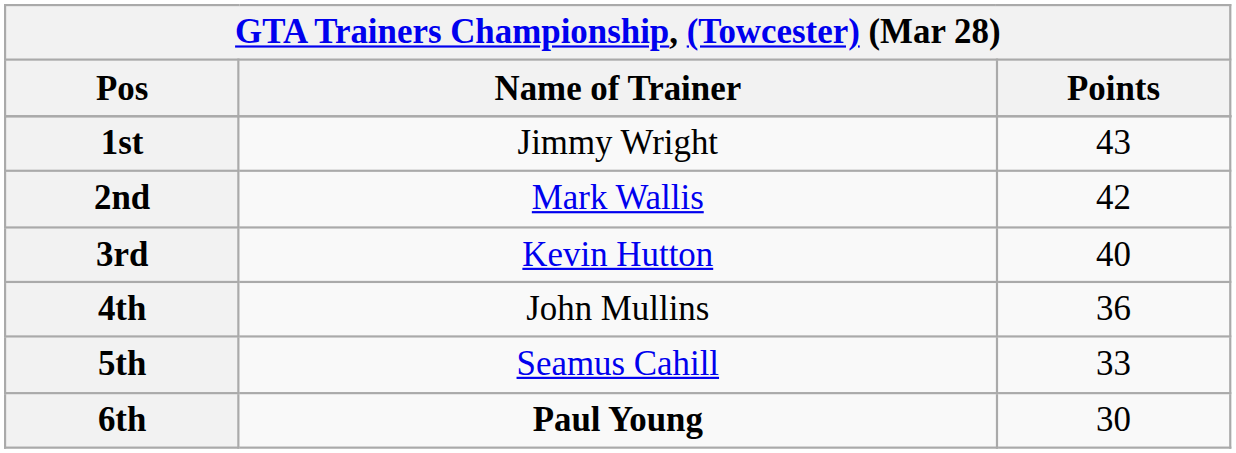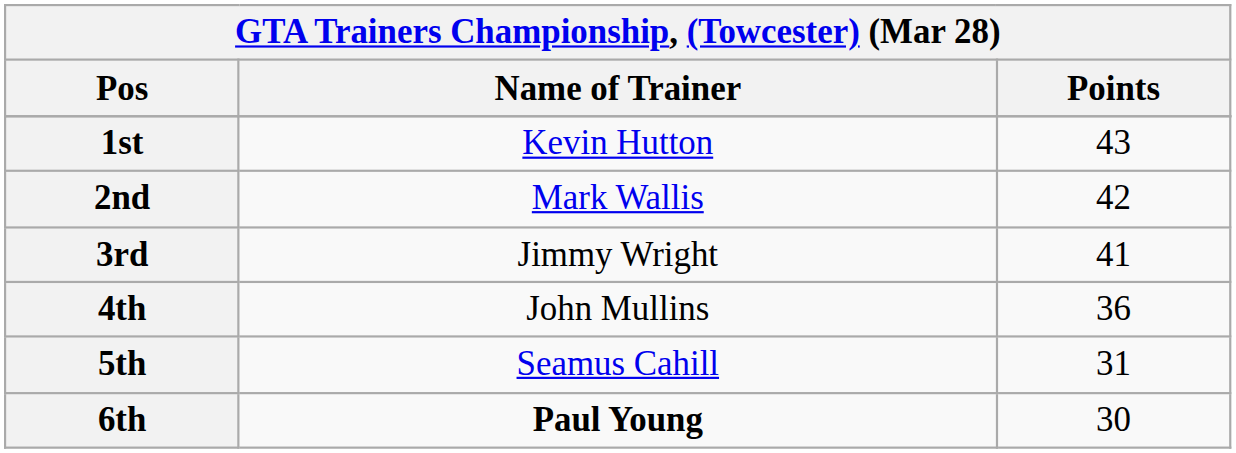(618, 142) Jimmy Wright -> (618, 142) Kevin Hutton
(618, 253) Kevin Hutton -> (618, 253) Jimmy Wright
(1113, 253) 40 -> (1113, 253) 41
(1113, 364) 33 -> (1113, 364) 31
